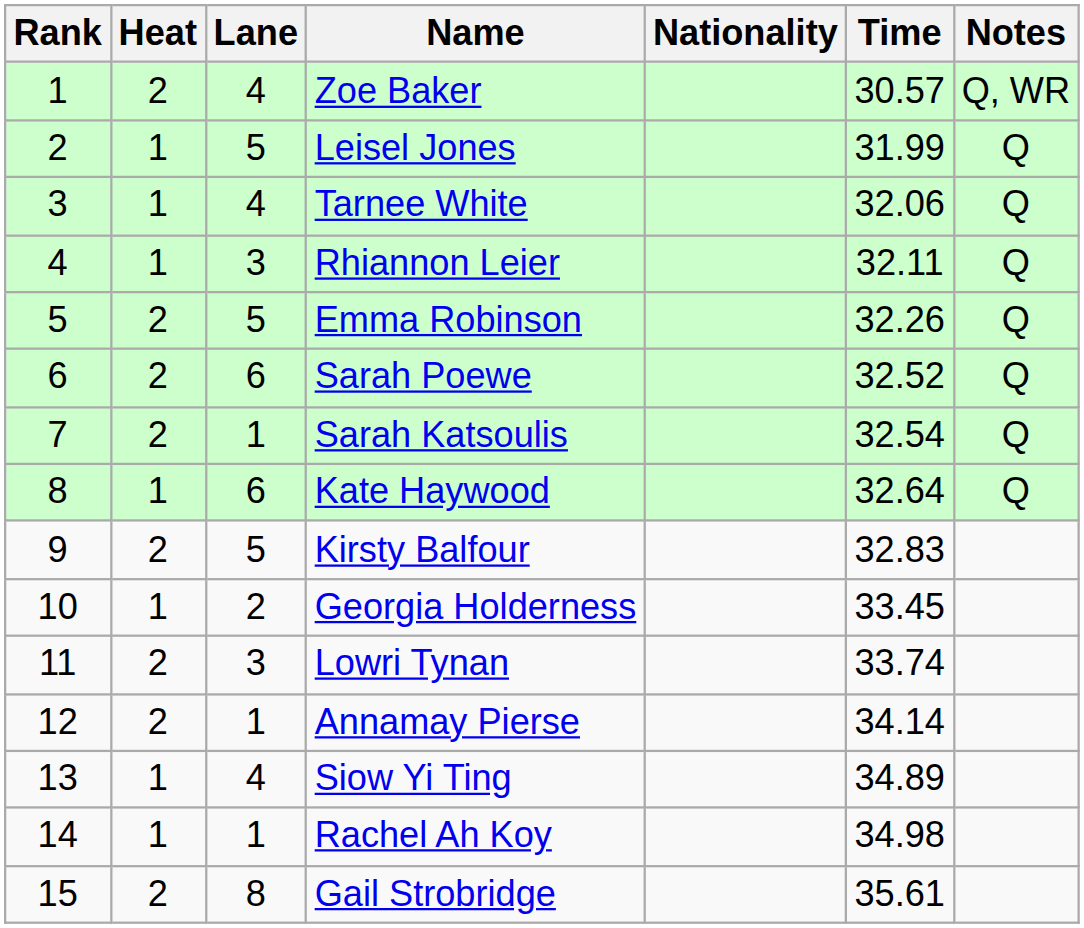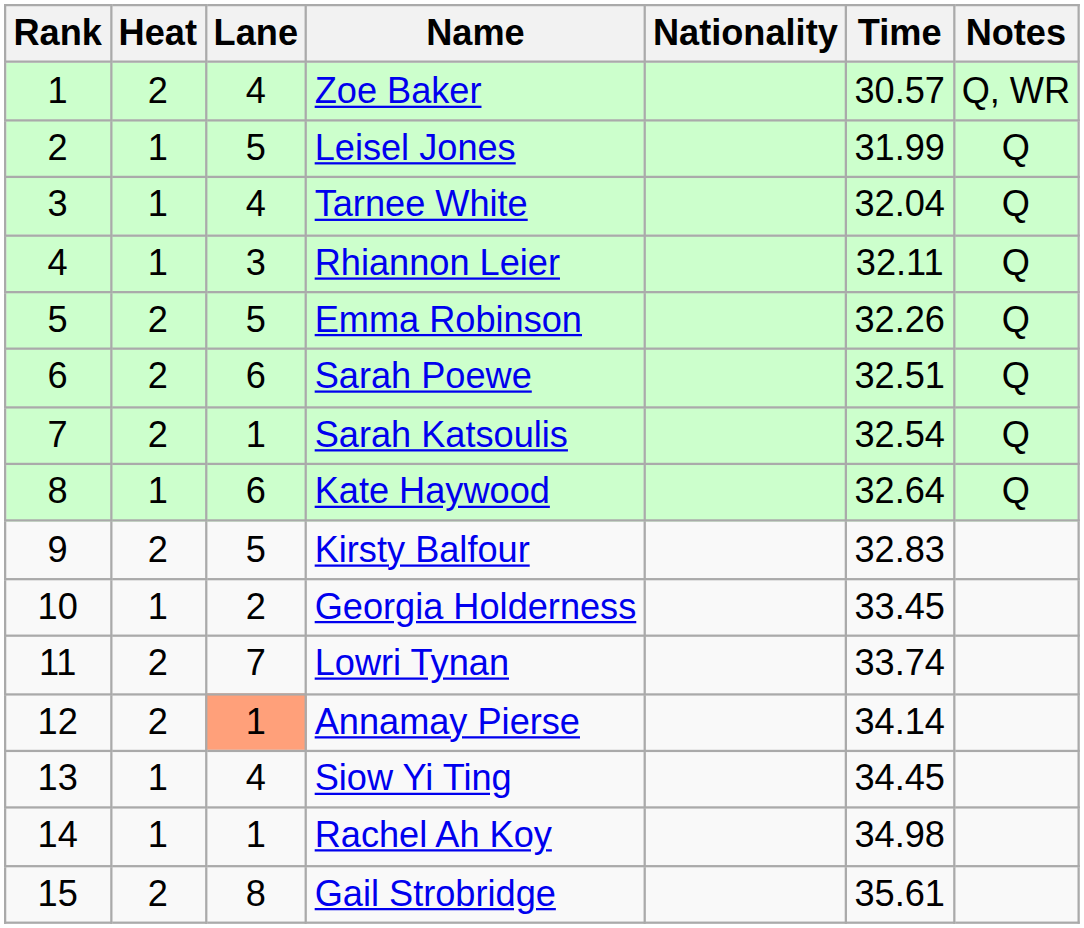(900, 205) 32.06 -> (900, 205) 32.04
(900, 377) 32.52 -> (900, 377) 32.51
(256, 663) 3 -> (256, 663) 7
(256, 721) no background -> (256, 721) lightsalmon background
(900, 778) 34.89 -> (900, 778) 34.45
